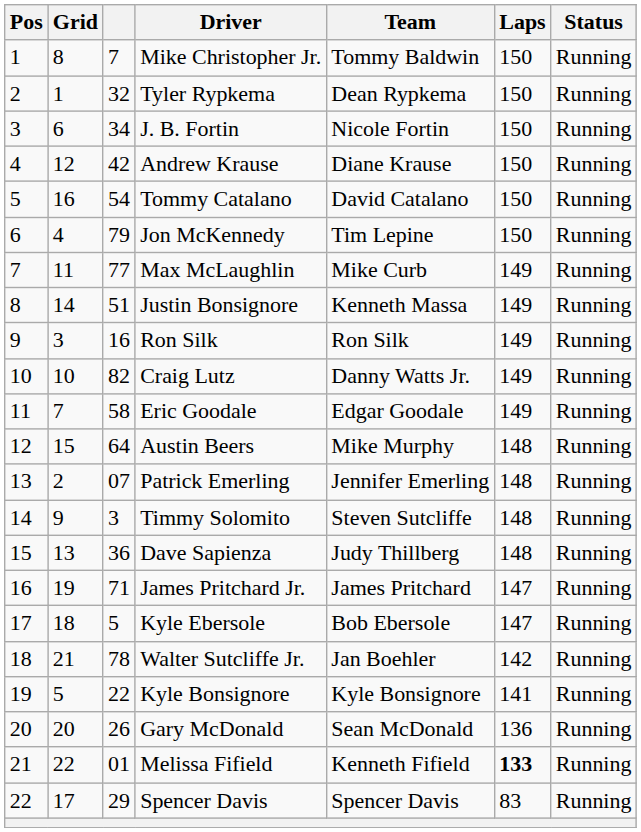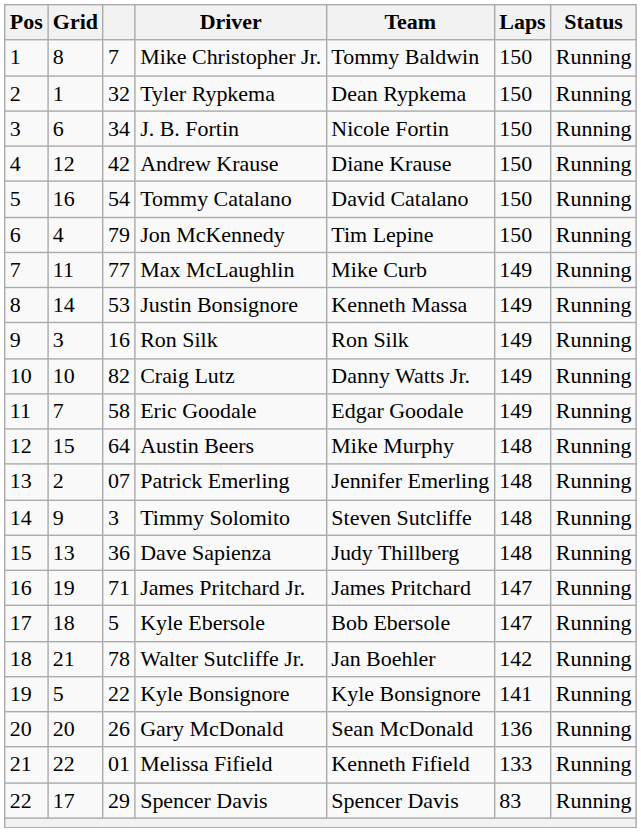(119, 304) 51 -> (119, 304) 53
(516, 764) bold -> (516, 764) normal
